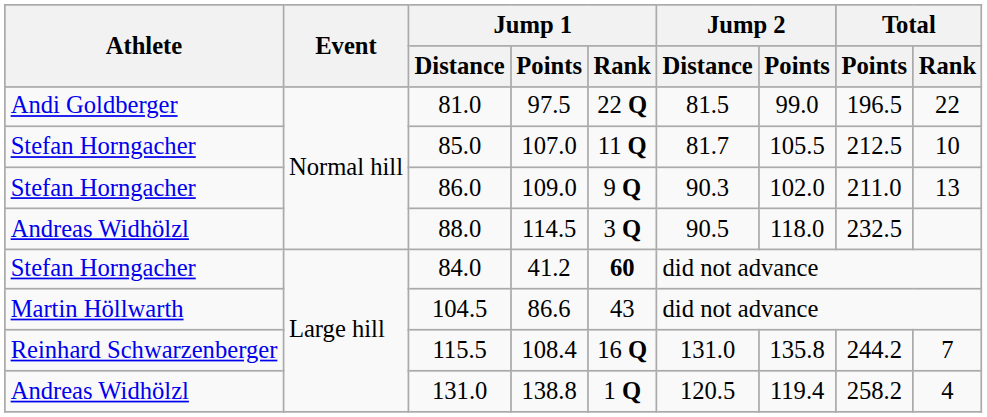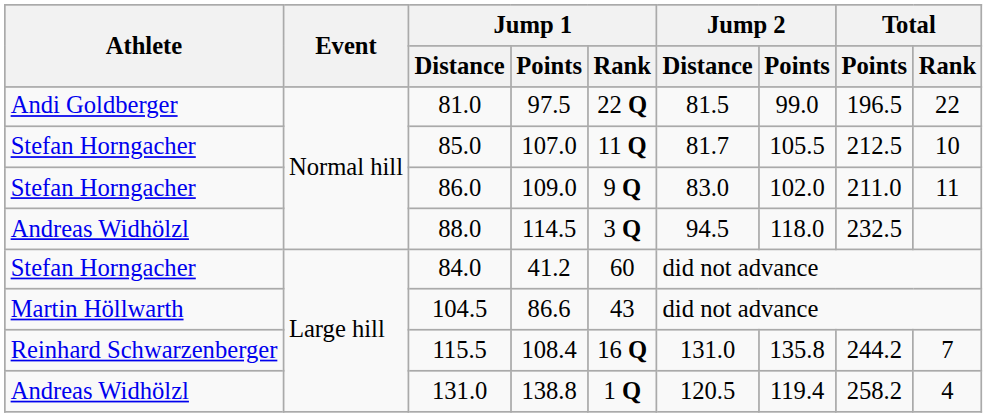(708, 187) 90.3 -> (708, 187) 83.0
(947, 187) 13 -> (947, 187) 11
(708, 228) 90.5 -> (708, 228) 94.5
(622, 268) bold -> (622, 268) normal
